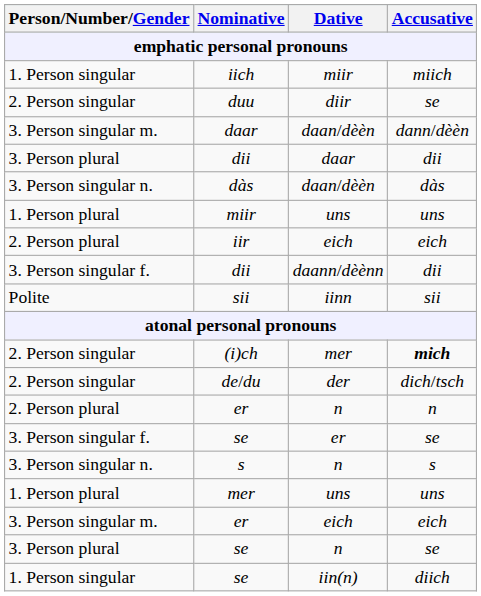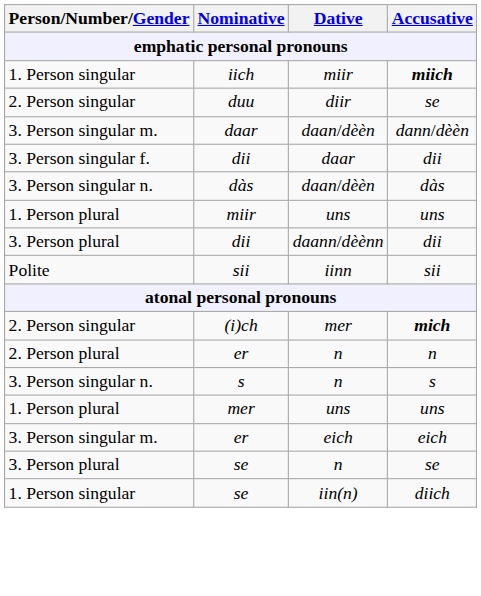(432, 74) normal -> (432, 74) bold
(64, 158) 3. Person plural -> (79, 158) 3. Person singular f.
- row: (241, 241)
(79, 269) 3. Person singular f. -> (64, 241) 3. Person plural
- row: (241, 381)
- row: (241, 437)
